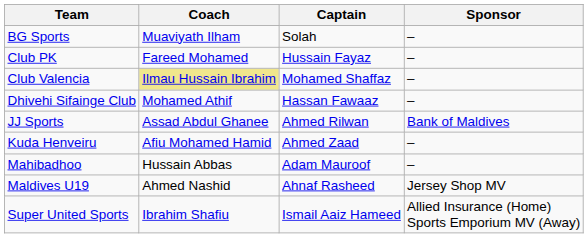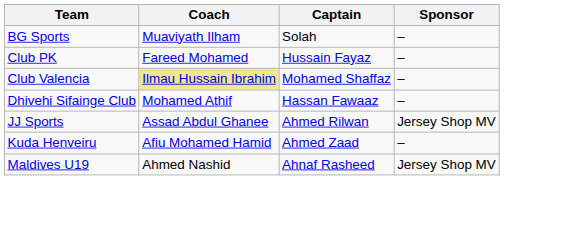(458, 121) Bank of Maldives -> (446, 121) Jersey Shop MV
- row: (45, 164)
- row: (68, 214)
